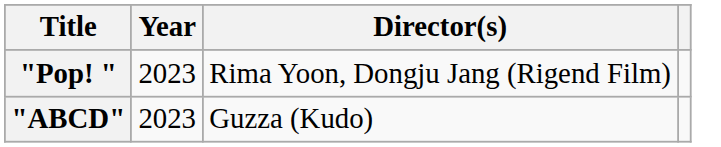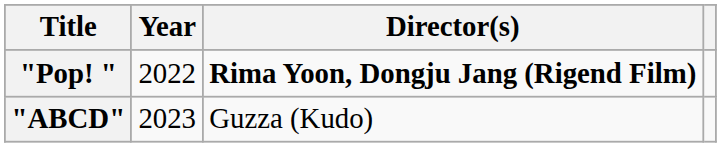(167, 73) 2023 -> (167, 73) 2022
(440, 73) normal -> (453, 73) bold
